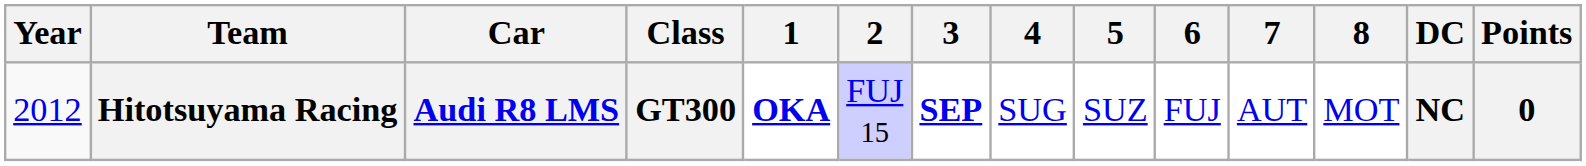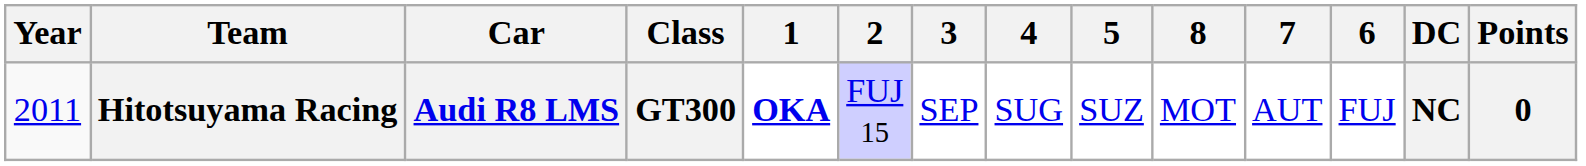columns swapped: (1192, 33) <-> (1361, 33)
(47, 109) 2012 -> (47, 109) 2011
(951, 109) bold -> (949, 109) normal
